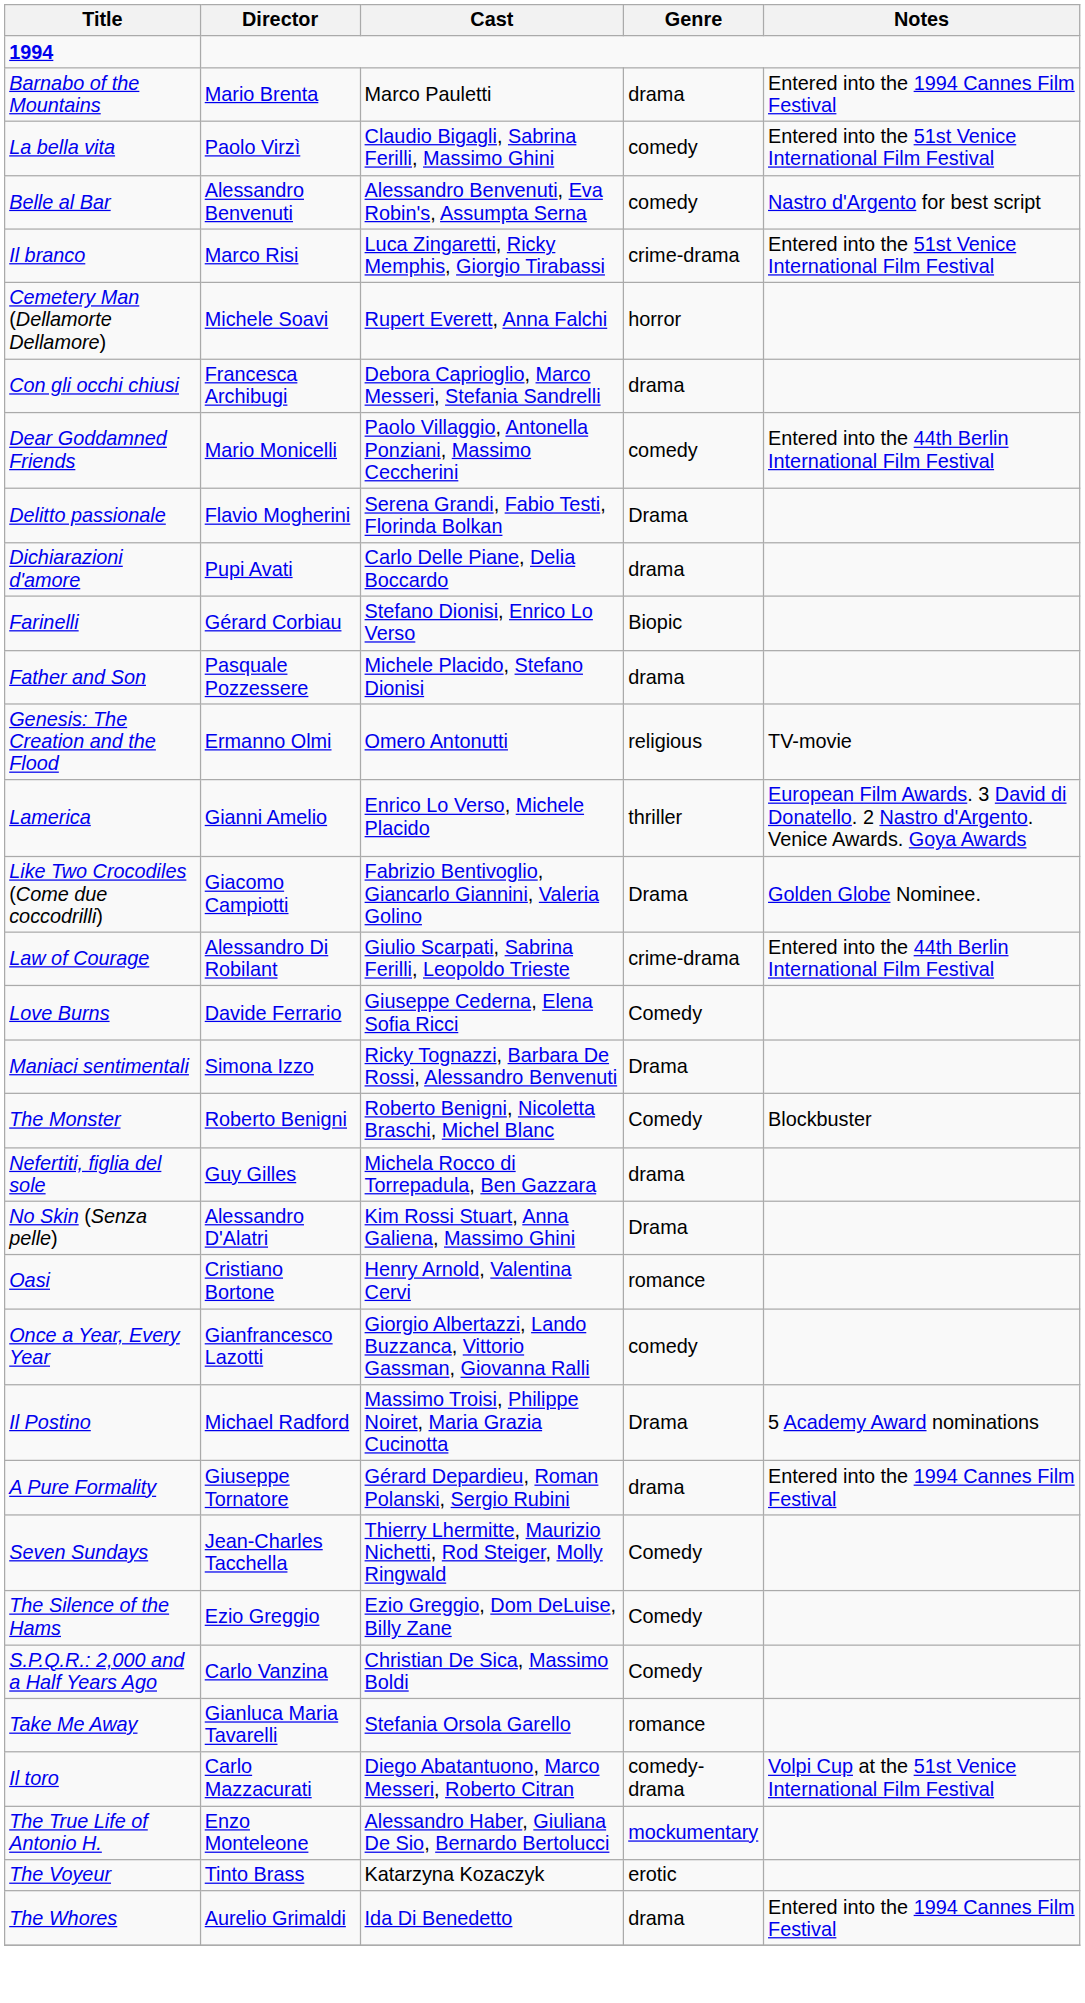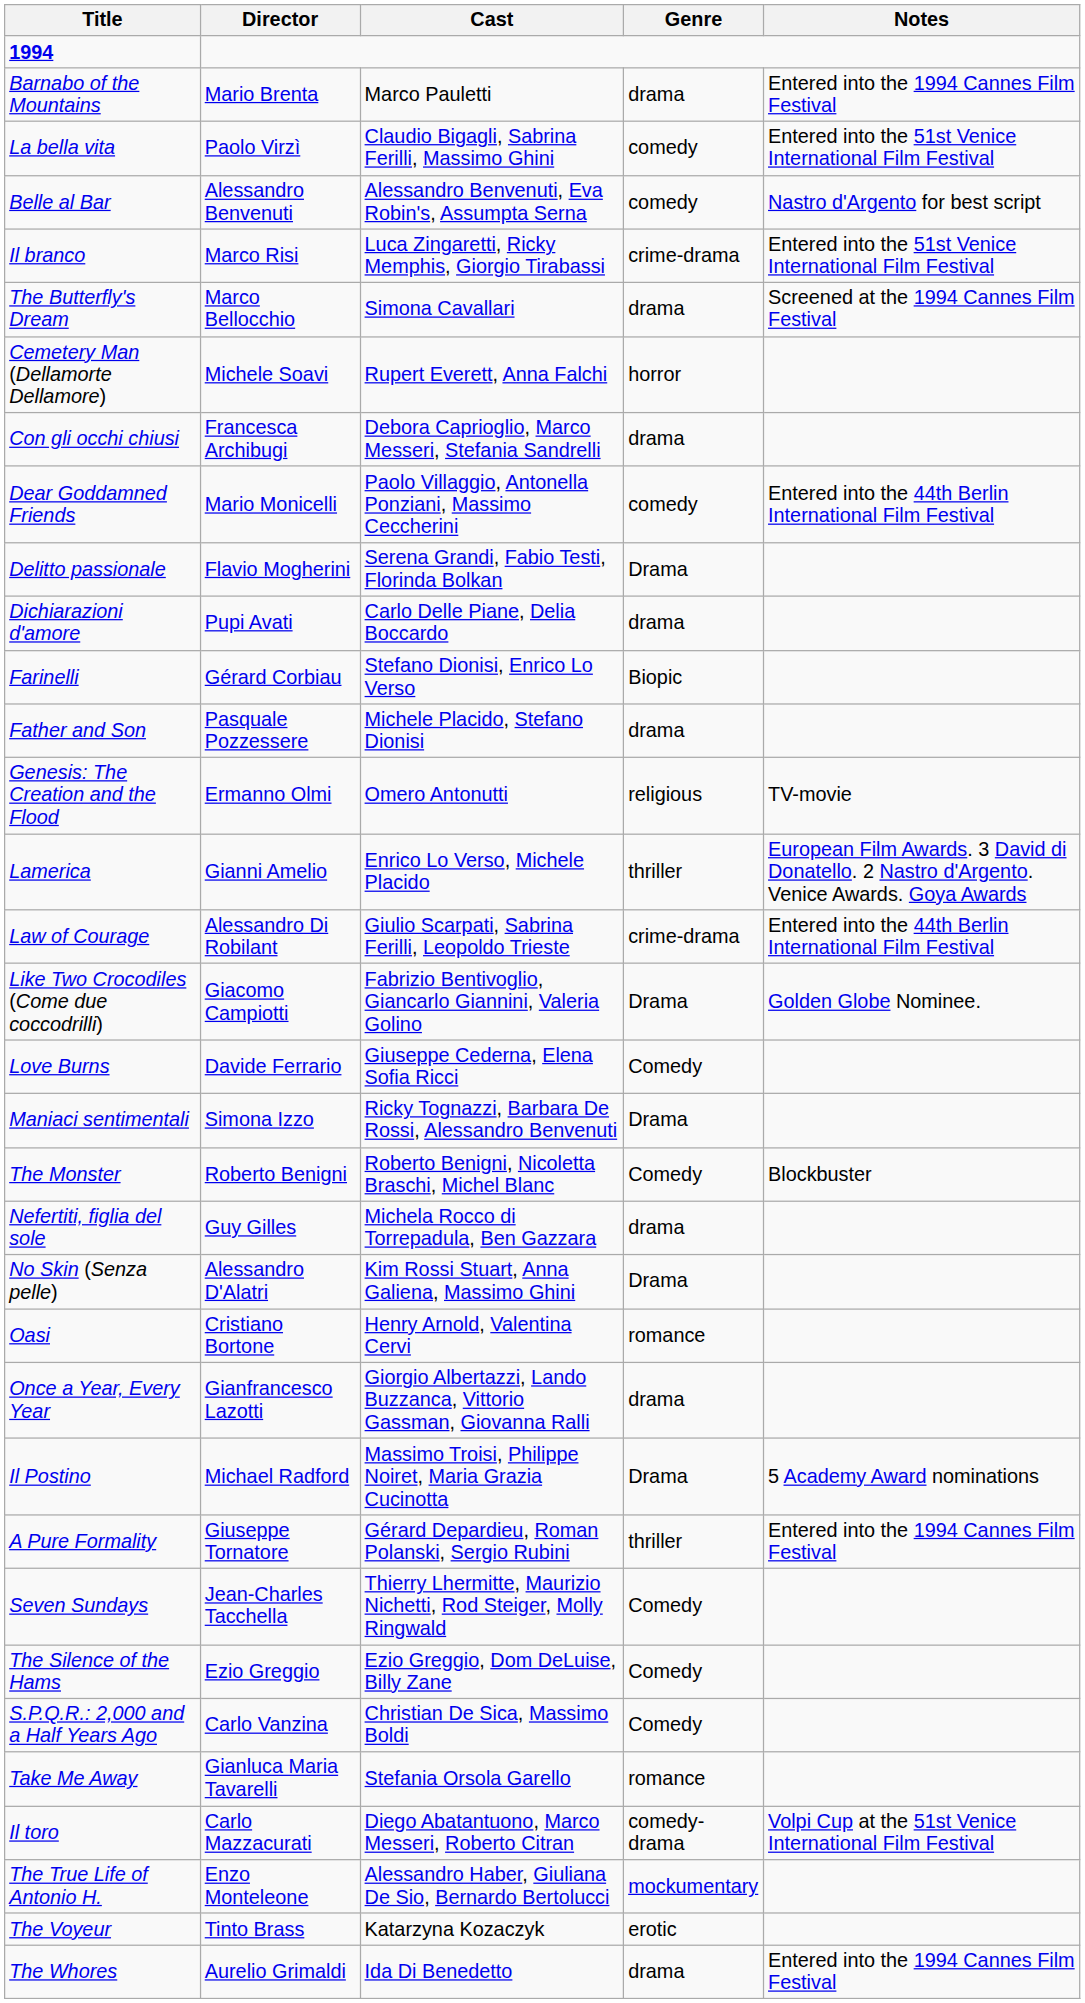+ row: (72, 309)
rows swapped: (79, 958) <-> (98, 893)
(663, 1346) comedy -> (656, 1400) drama
(656, 1487) drama -> (655, 1541) thriller
